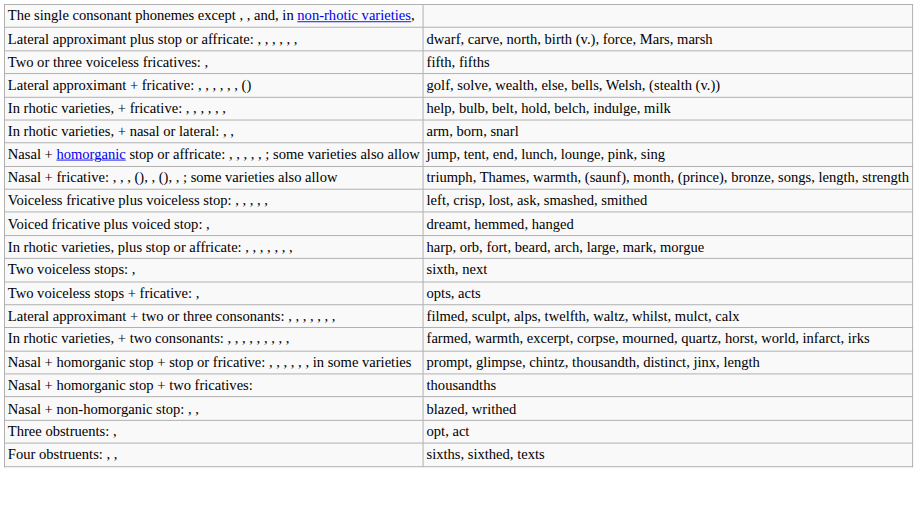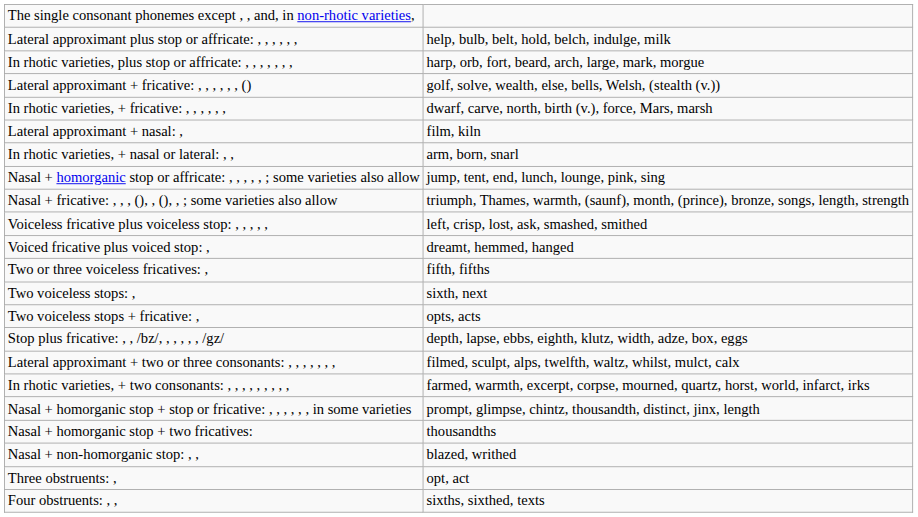(570, 39) dwarf, carve, north, birth (v.), force, Mars, marsh -> (549, 39) help, bulb, belt, hold, belch, indulge, milk
rows swapped: (150, 246) <-> (108, 62)
(549, 108) help, bulb, belt, hold, belch, indulge, milk -> (570, 108) dwarf, carve, north, birth (v.), force, Mars, marsh
+ row: (95, 131)
+ row: (116, 339)
